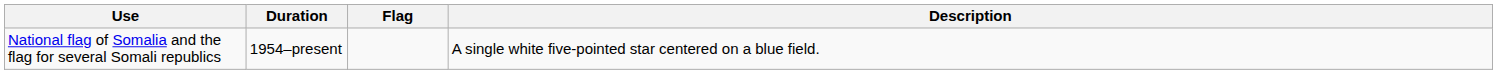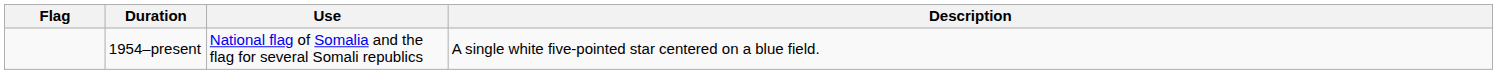columns swapped: (398, 16) <-> (125, 16)
